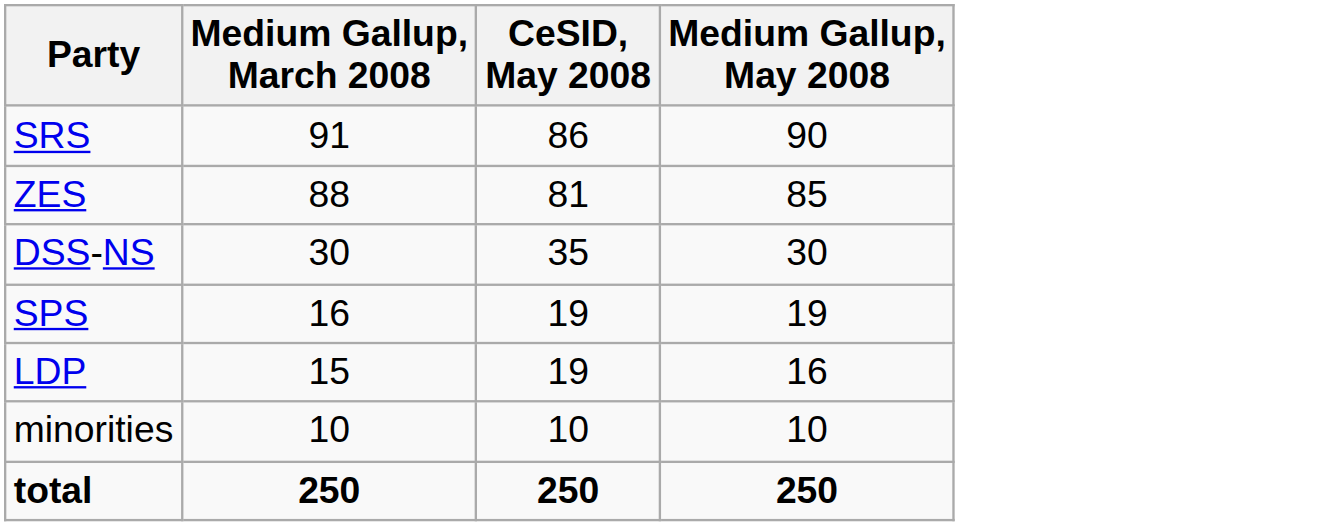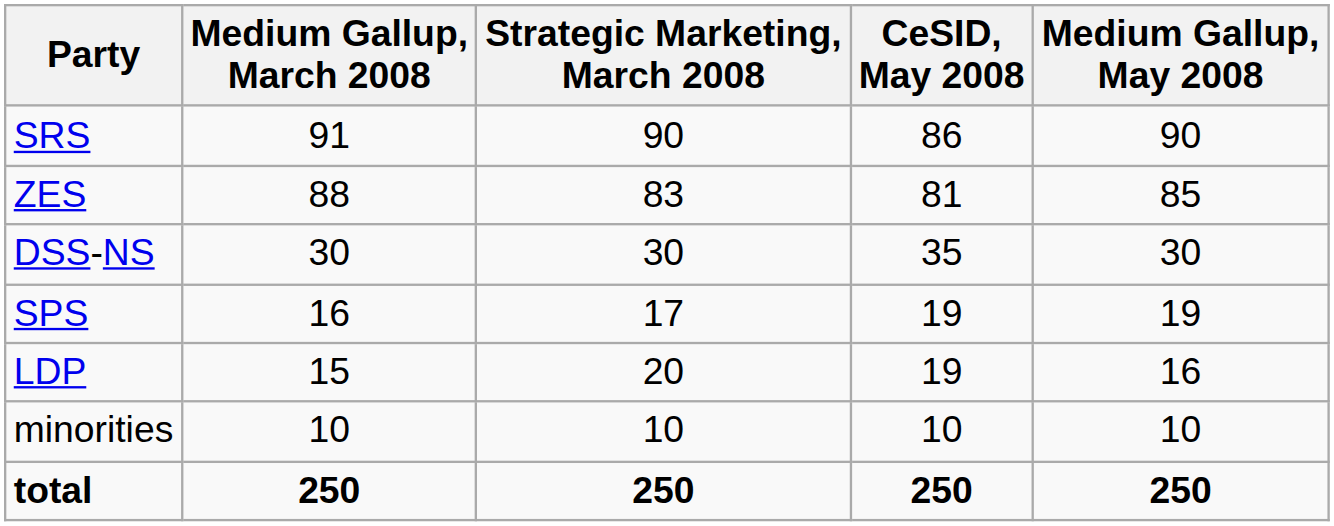+ column: (663, 55)
